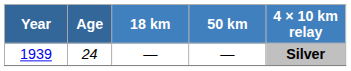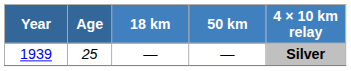(90, 55) 24 -> (90, 55) 25
